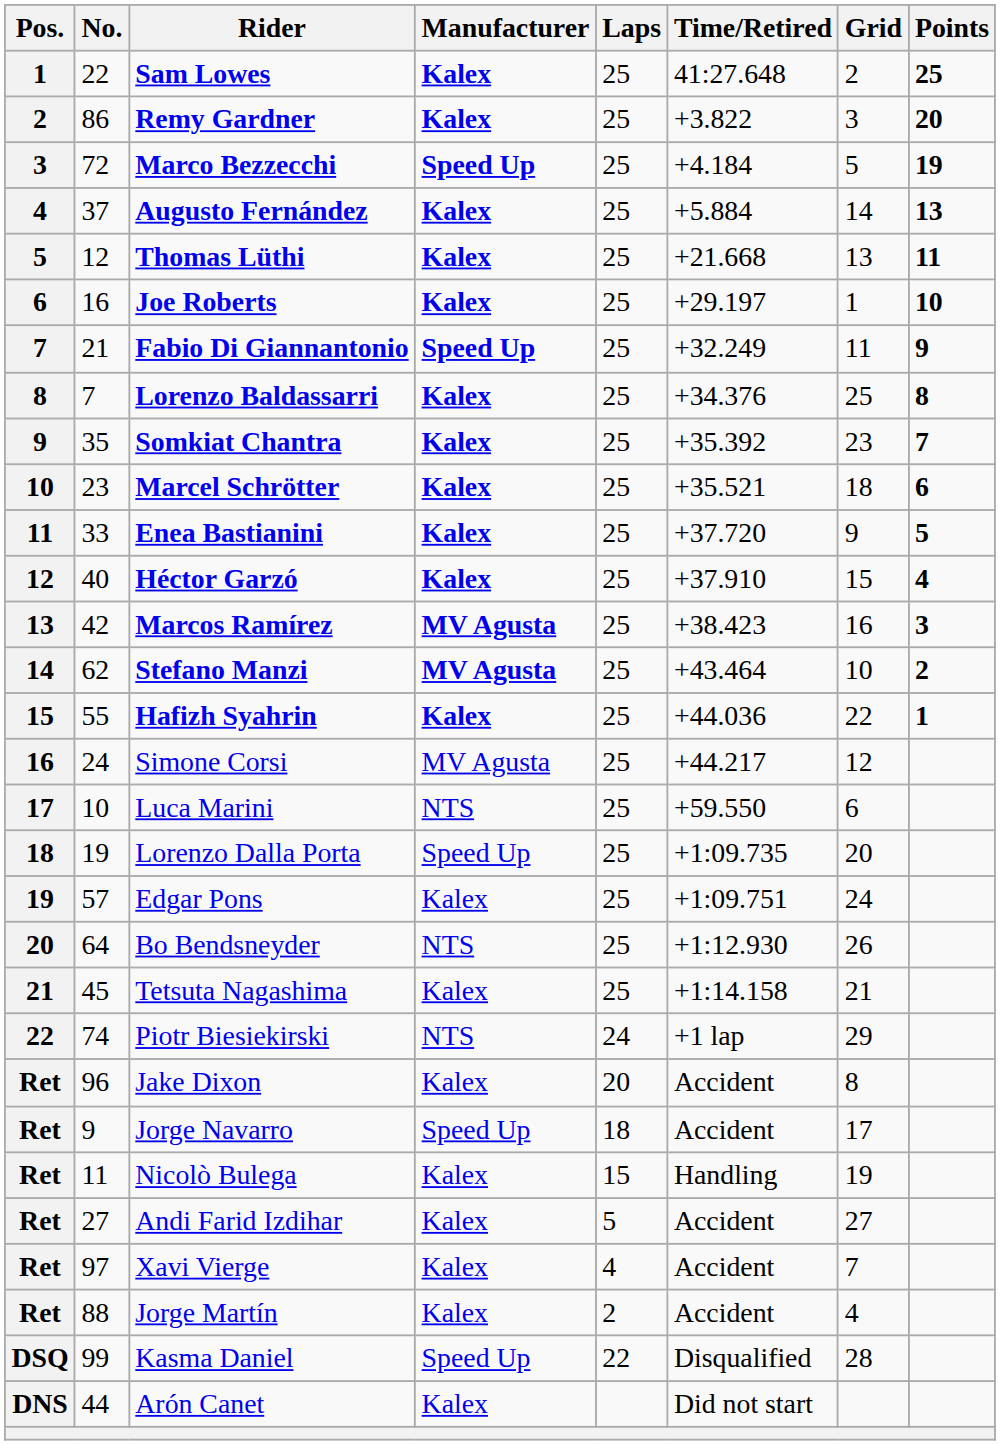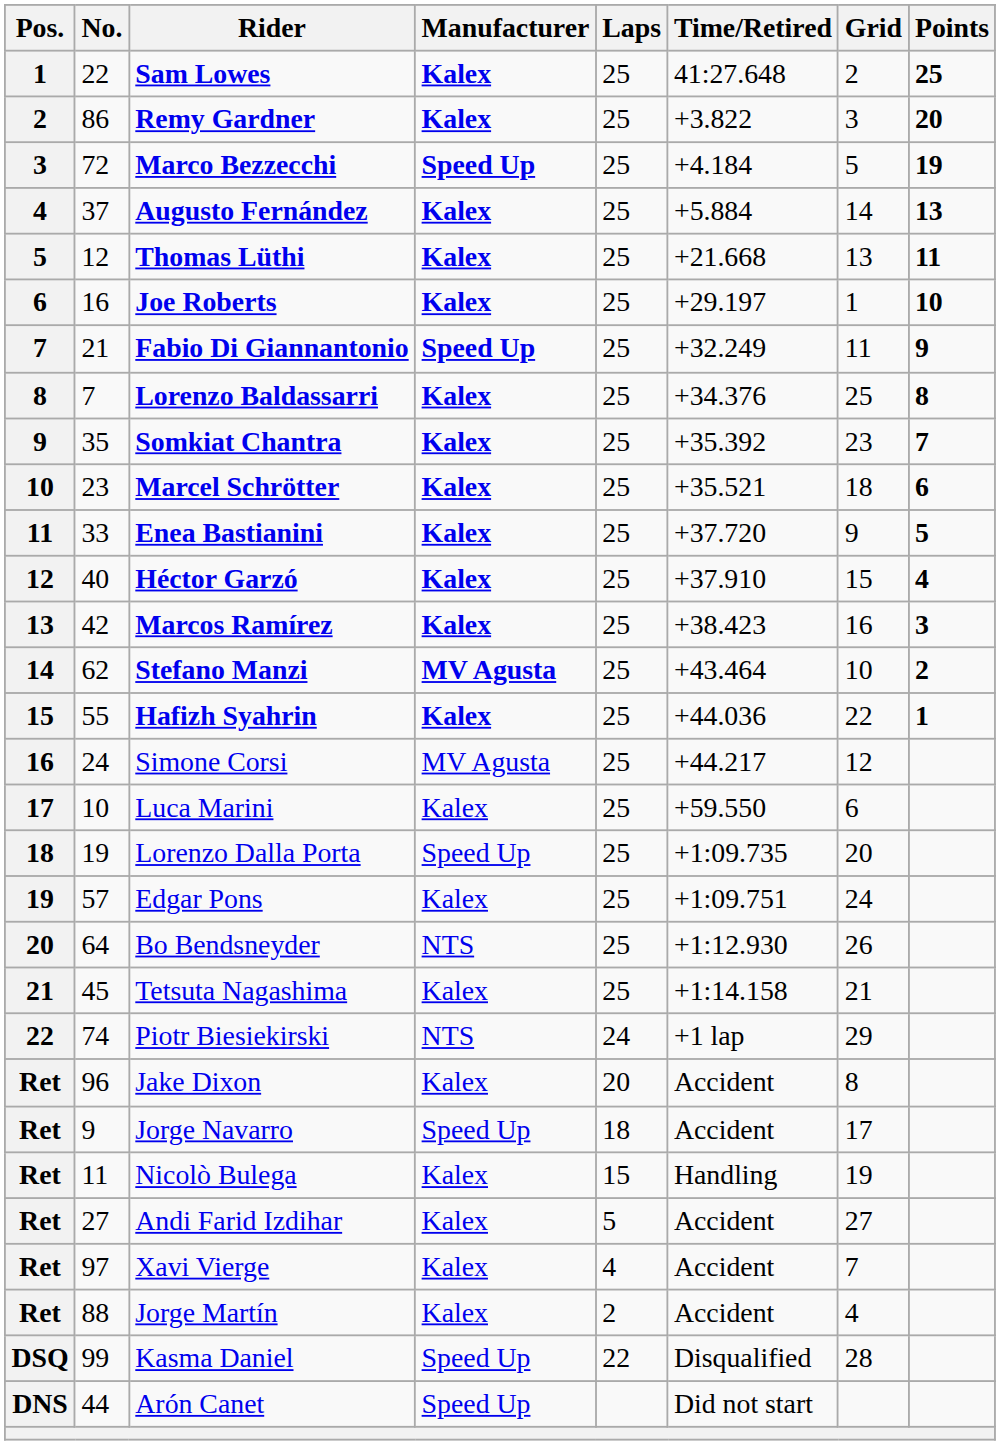(489, 623) MV Agusta -> (456, 623) Kalex
(448, 807) NTS -> (455, 807) Kalex
(455, 1403) Kalex -> (476, 1403) Speed Up
